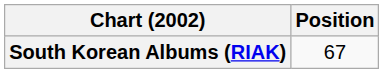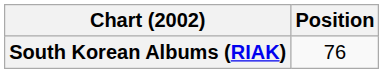(335, 52) 67 -> (335, 52) 76
